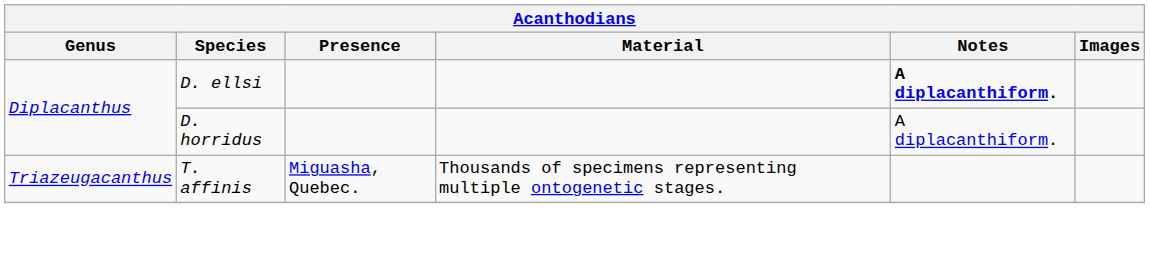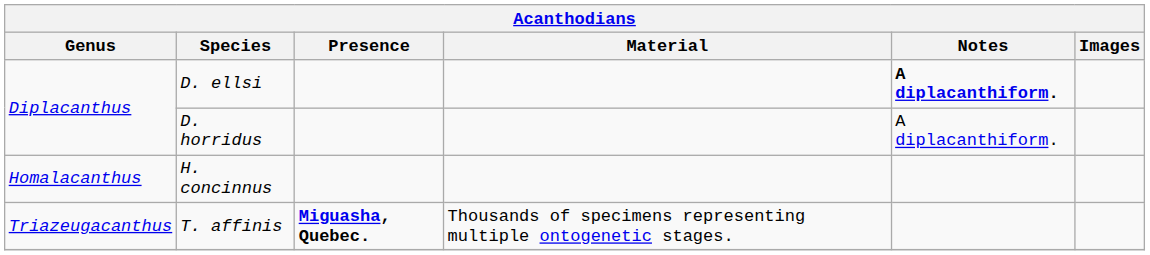+ row: (226, 179)
(335, 179) normal -> (345, 226) bold
